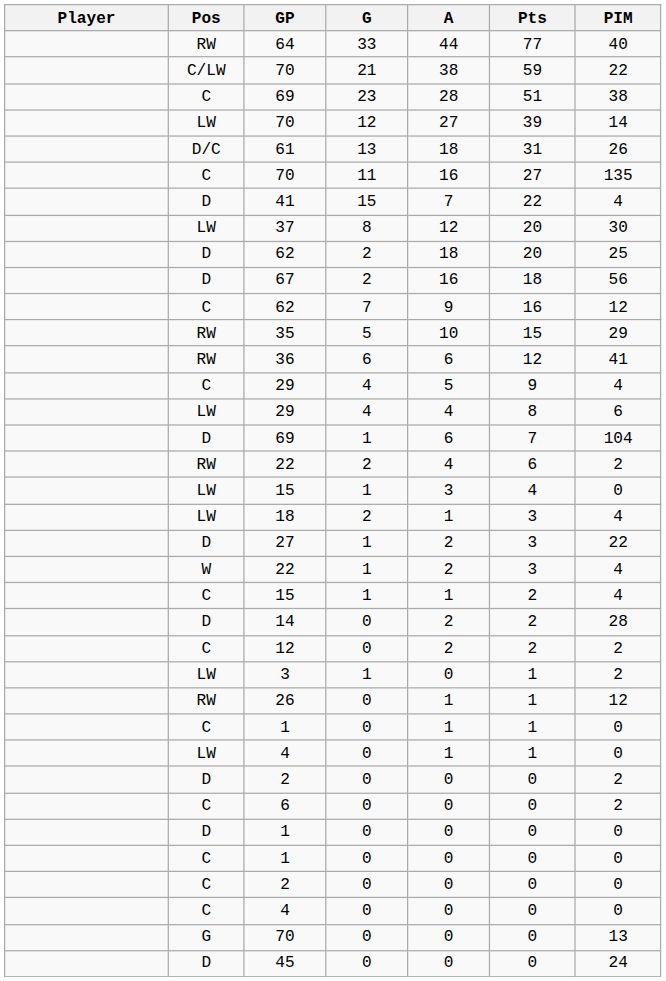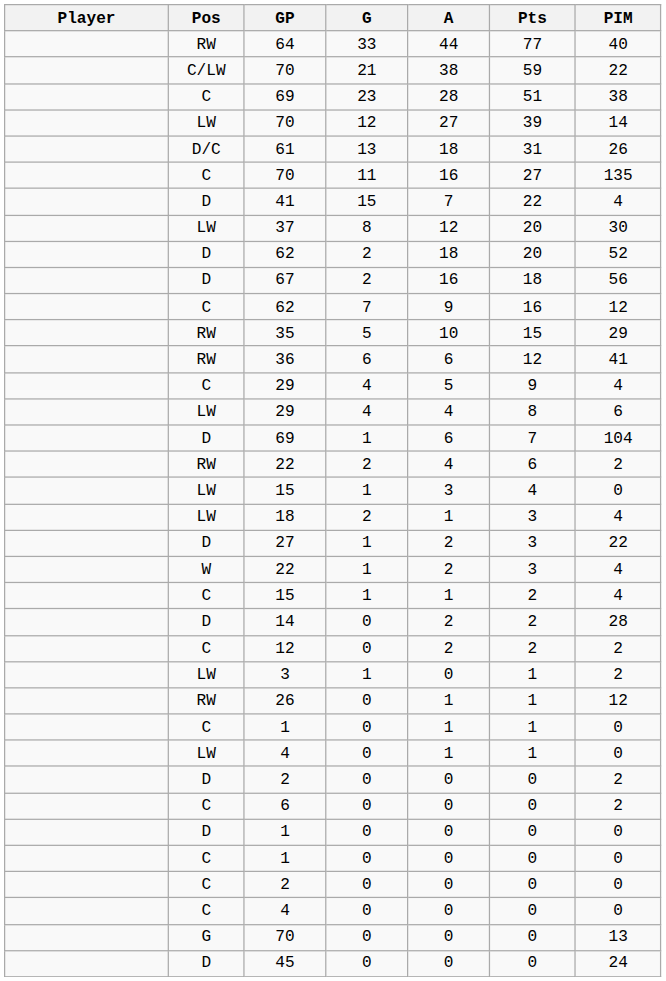(618, 254) 25 -> (618, 254) 52
